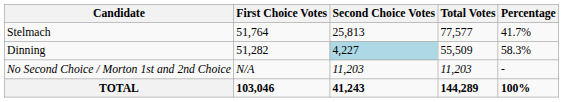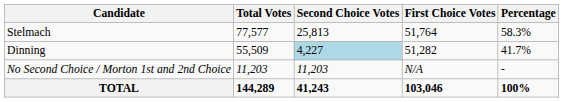columns swapped: (282, 13) <-> (468, 13)
(516, 32) 41.7% -> (516, 32) 58.3%
(516, 50) 58.3% -> (516, 50) 41.7%
